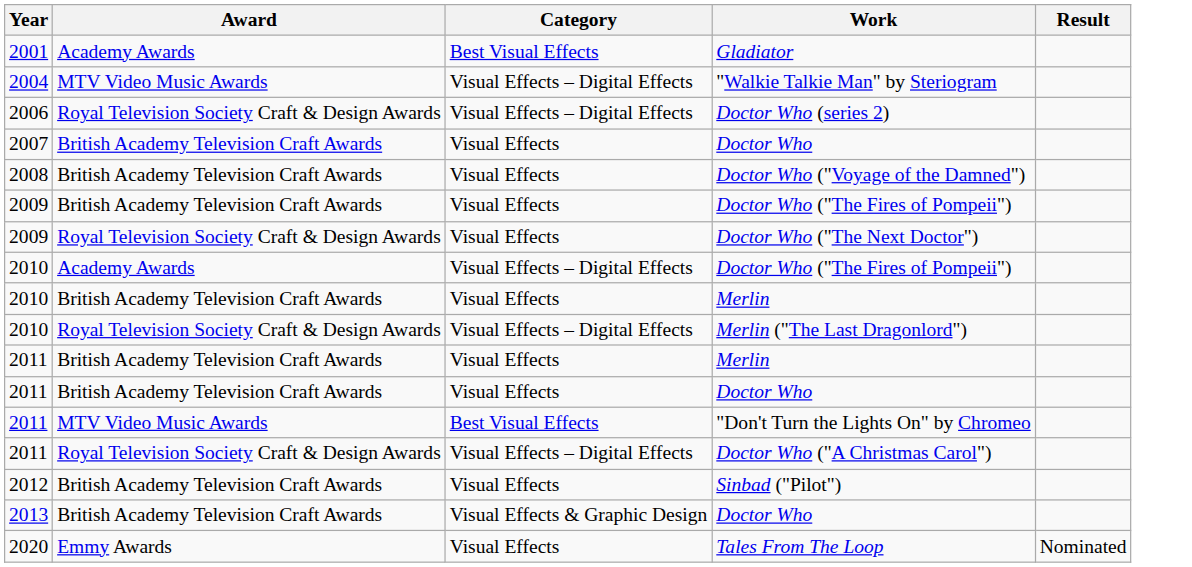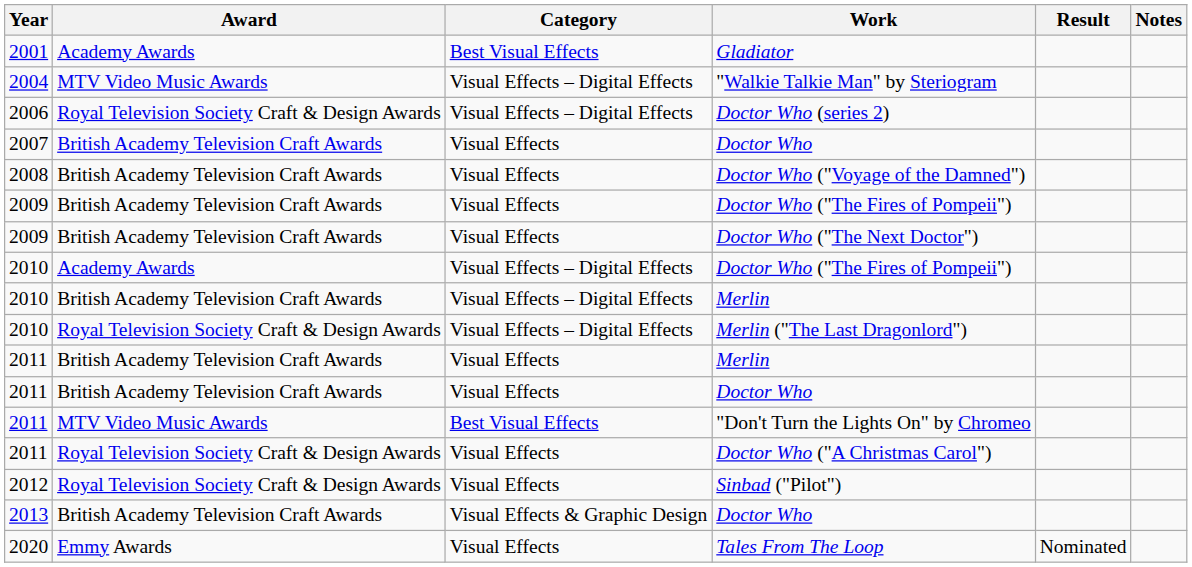+ column: (1159, 19)
(249, 236) Royal Television Society Craft & Design Awards -> (220, 236) British Academy Television Craft Awards
(505, 298) Visual Effects -> (571, 298) Visual Effects – Digital Effects
(571, 453) Visual Effects – Digital Effects -> (505, 453) Visual Effects
(220, 484) British Academy Television Craft Awards -> (249, 484) Royal Television Society Craft & Design Awards
